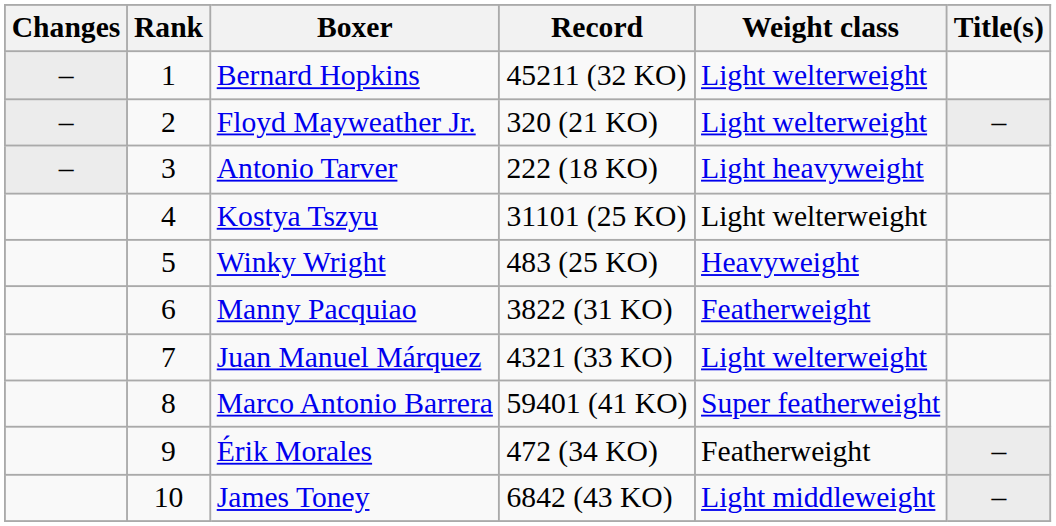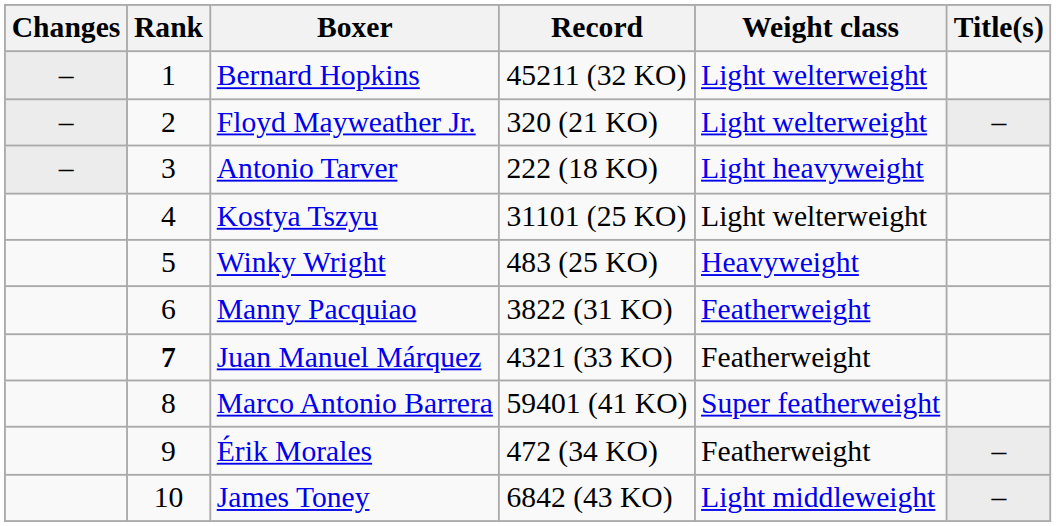(169, 356) normal -> (169, 356) bold
(814, 356) Light welterweight -> (786, 356) Featherweight
